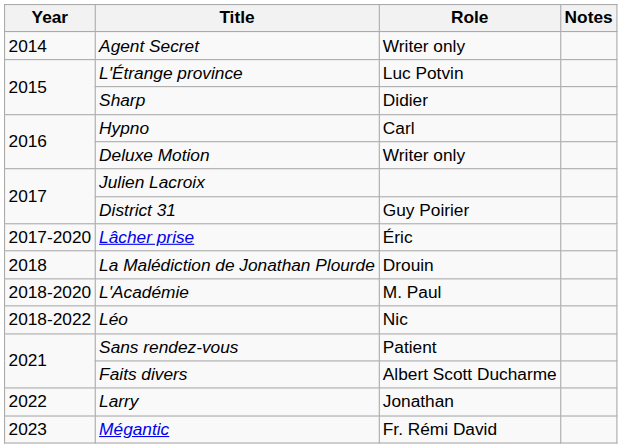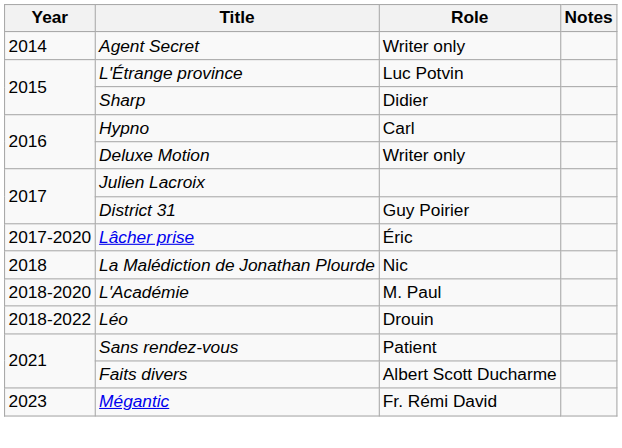(408, 264) Drouin -> (395, 264) Nic
(395, 319) Nic -> (408, 319) Drouin
- row: (119, 401)
